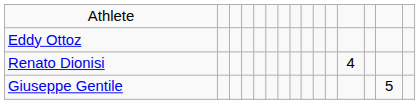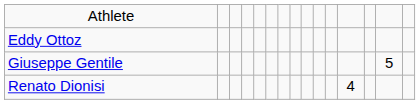rows swapped: (56, 63) <-> (65, 87)
